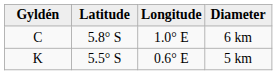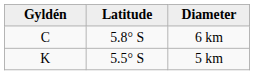- column: (171, 15)
